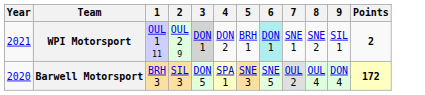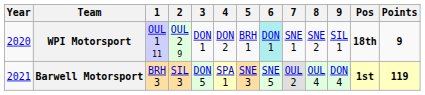+ column: (365, 12)
(19, 41) 2021 -> (19, 41) 2020
(203, 41) lightgrey background -> (203, 41) no background
(371, 41) 2 -> (400, 41) 9
(19, 76) 2020 -> (19, 76) 2021
(371, 76) 172 -> (400, 76) 119
